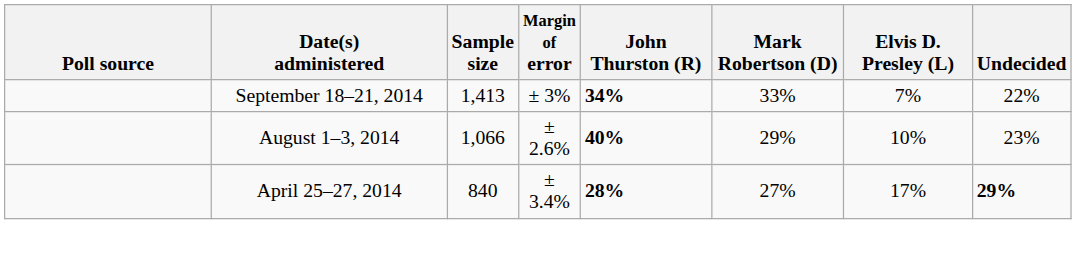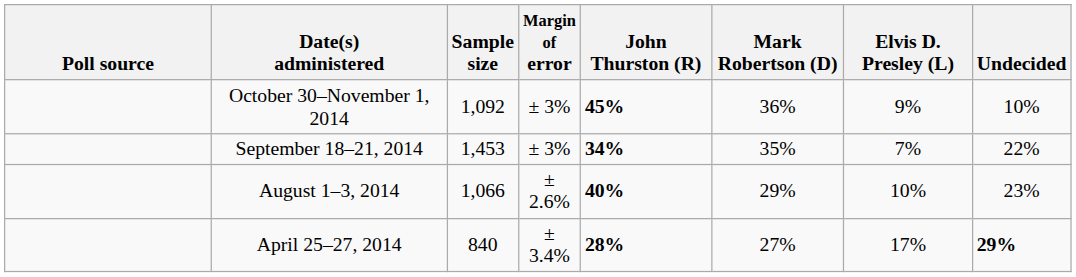+ row: (329, 106)
(483, 95) 1,413 -> (483, 148) 1,453
(778, 95) 33% -> (778, 148) 35%
